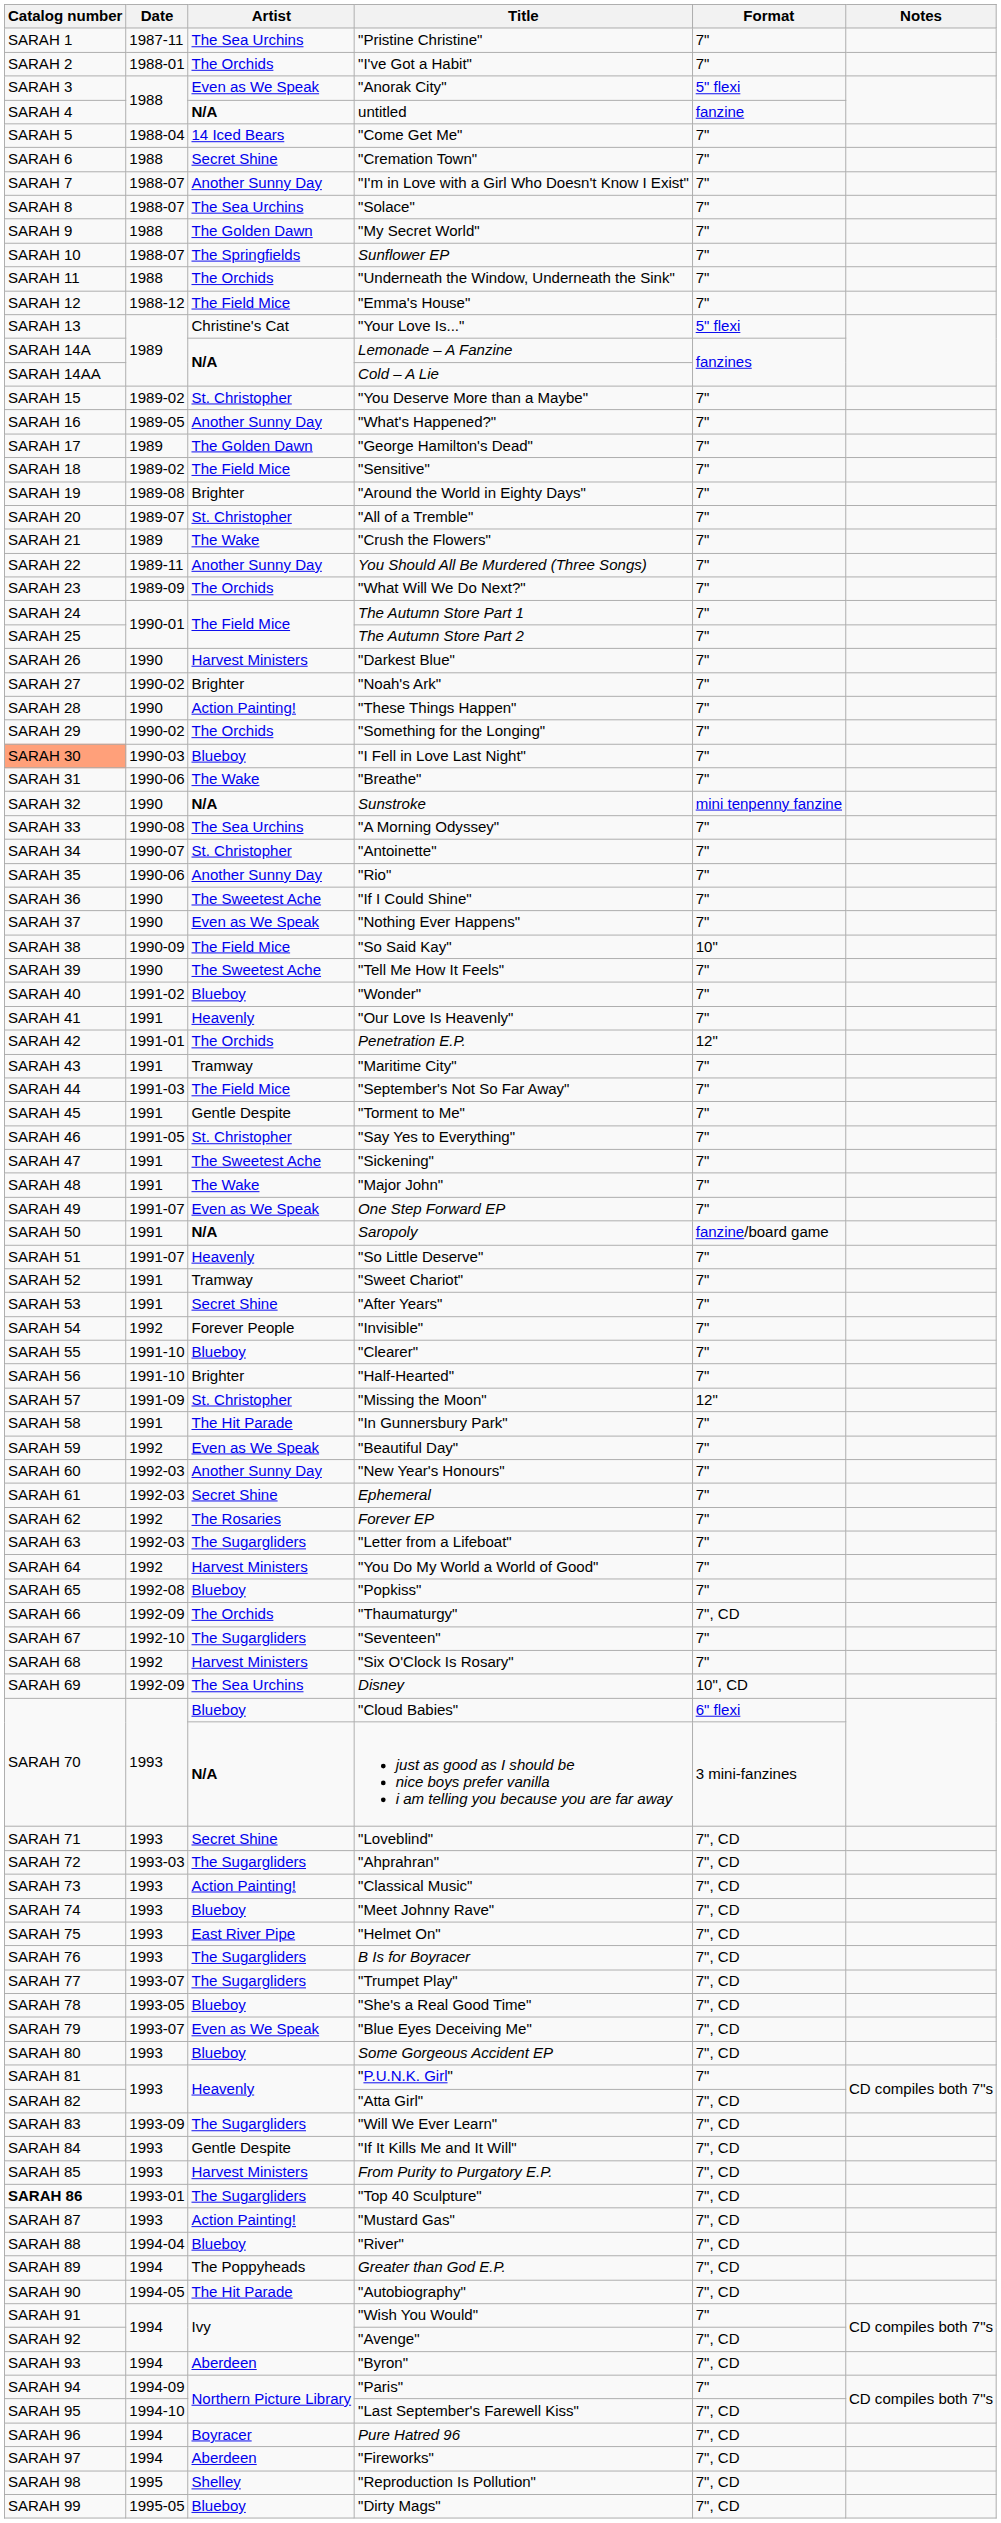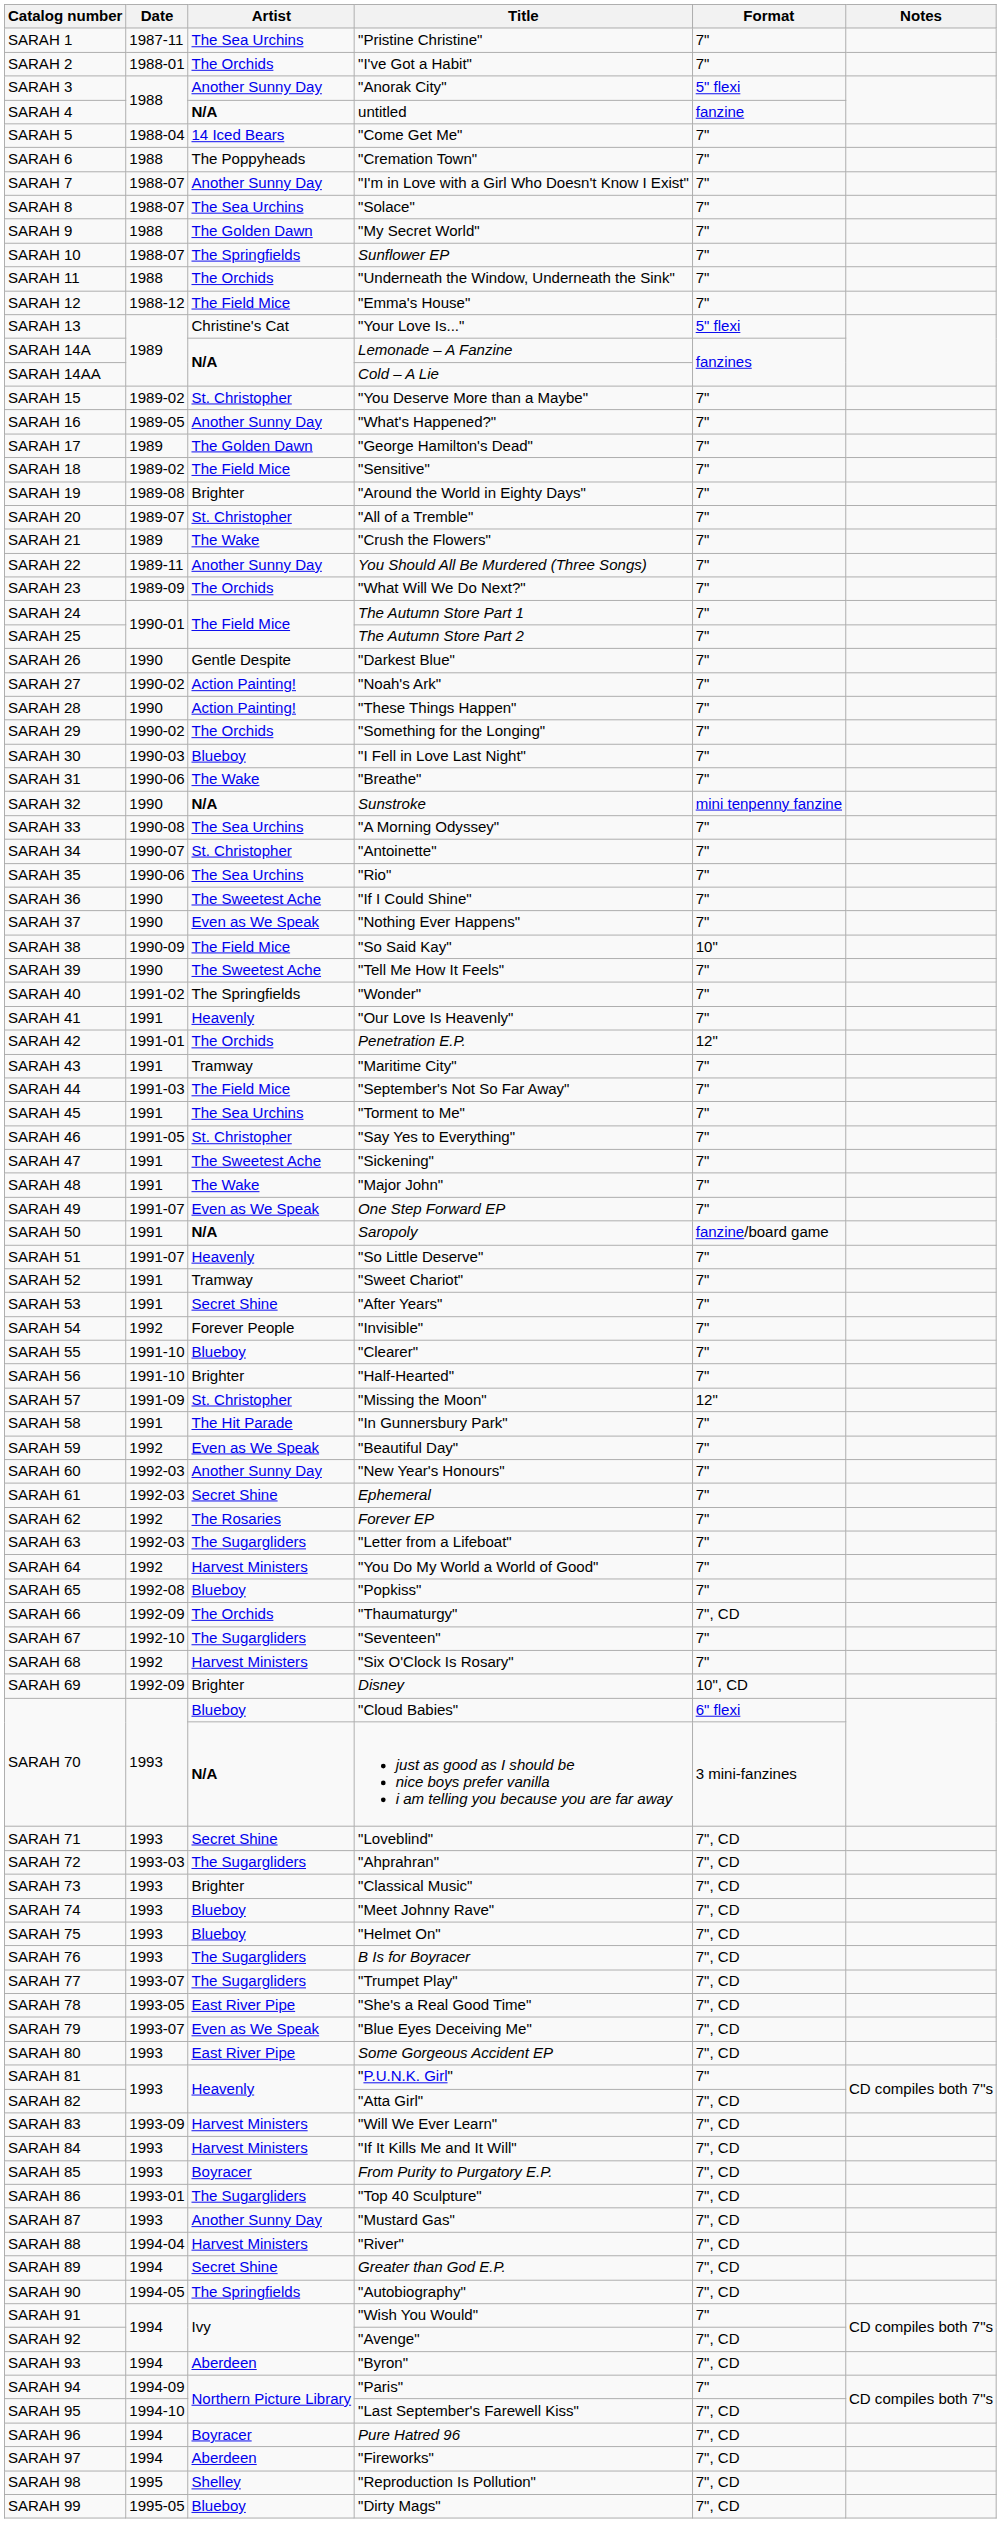(255, 87) Even as We Speak -> (257, 87) Another Sunny Day
(235, 159) Secret Shine -> (248, 159) The Poppyheads
(250, 660) Harvest Ministers -> (241, 660) Gentle Despite
(218, 684) Brighter -> (244, 684) Action Painting!
(44, 755) lightsalmon background -> (44, 755) no background
(257, 875) Another Sunny Day -> (247, 875) The Sea Urchins
(219, 994) Blueboy -> (246, 994) The Springfields
(241, 1113) Gentle Despite -> (247, 1113) The Sea Urchins
(247, 1686) The Sea Urchins -> (218, 1686) Brighter
(244, 1886) Action Painting! -> (218, 1886) Brighter
(243, 1933) East River Pipe -> (219, 1933) Blueboy
(219, 2005) Blueboy -> (243, 2005) East River Pipe
(219, 2053) Blueboy -> (243, 2053) East River Pipe
(249, 2124) The Sugargliders -> (250, 2124) Harvest Ministers
(241, 2148) Gentle Despite -> (250, 2148) Harvest Ministers
(250, 2172) Harvest Ministers -> (222, 2172) Boyracer
(45, 2196) bold -> (44, 2196) normal
(244, 2220) Action Painting! -> (257, 2220) Another Sunny Day
(219, 2243) Blueboy -> (250, 2243) Harvest Ministers
(248, 2267) The Poppyheads -> (235, 2267) Secret Shine
(242, 2291) The Hit Parade -> (246, 2291) The Springfields
